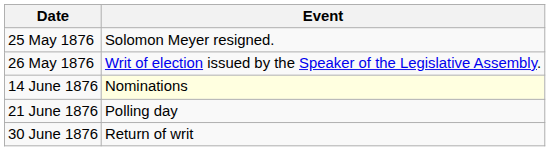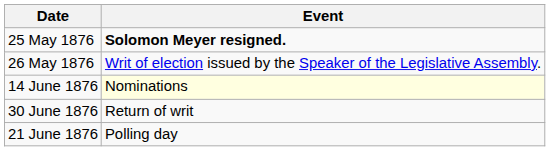(190, 39) normal -> (195, 39) bold
rows swapped: (53, 110) <-> (53, 134)
